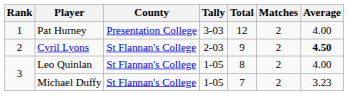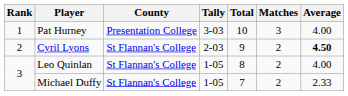(242, 30) 12 -> (242, 30) 10
(278, 30) 2 -> (278, 30) 3
(322, 82) 3.23 -> (322, 82) 2.33
